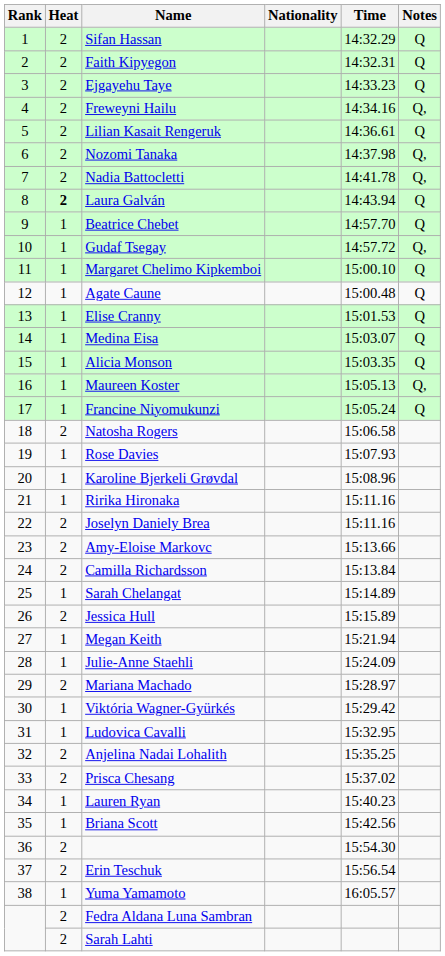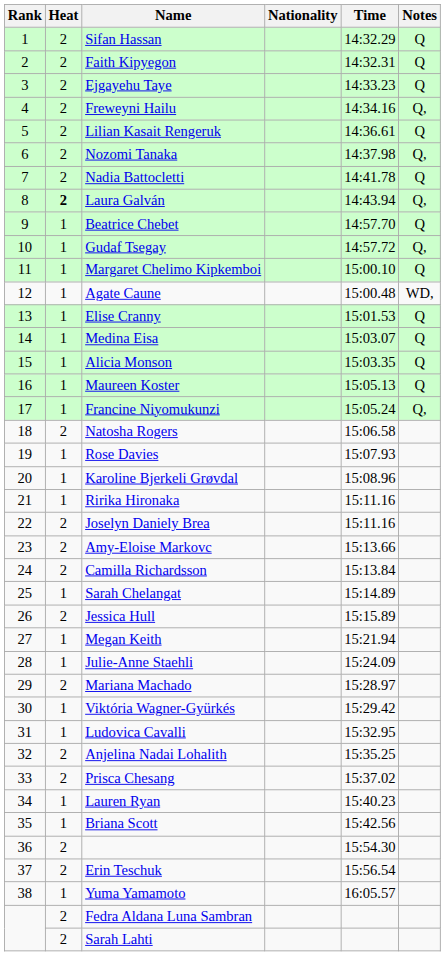(420, 177) Q, -> (420, 177) Q
(420, 200) Q -> (420, 200) Q,
(420, 293) Q -> (420, 293) WD,
(420, 385) Q, -> (420, 385) Q
(420, 408) Q -> (420, 408) Q,
